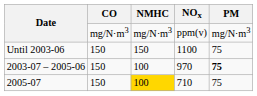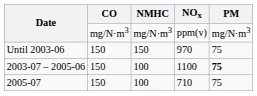(187, 50) 1100 -> (185, 50) 970
(185, 66) 970 -> (187, 66) 1100
(141, 83) gold background -> (141, 83) no background
